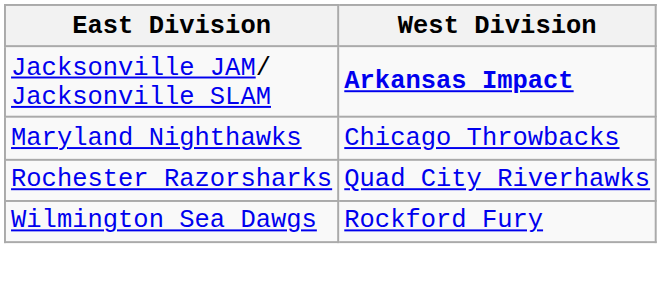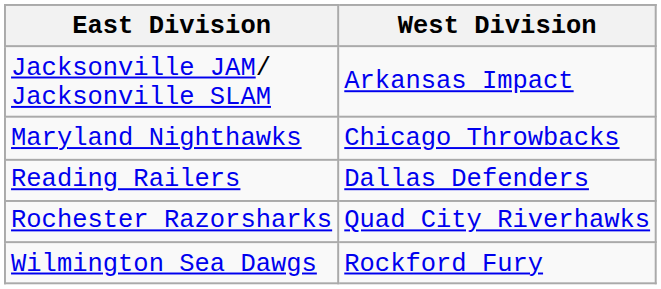(459, 82) bold -> (459, 82) normal
+ row: (126, 180)
